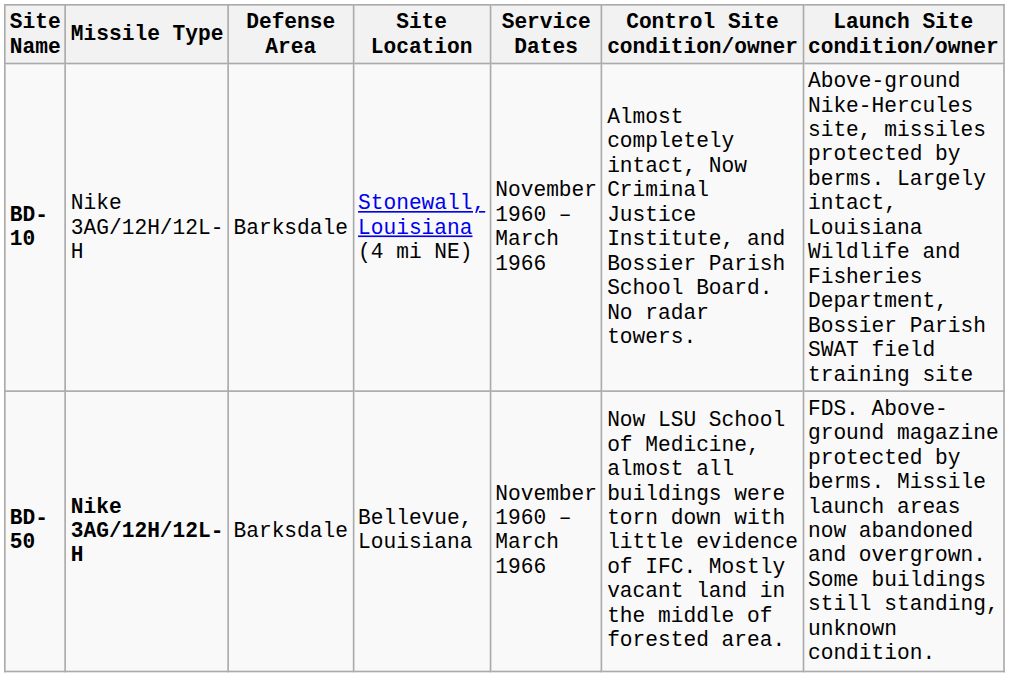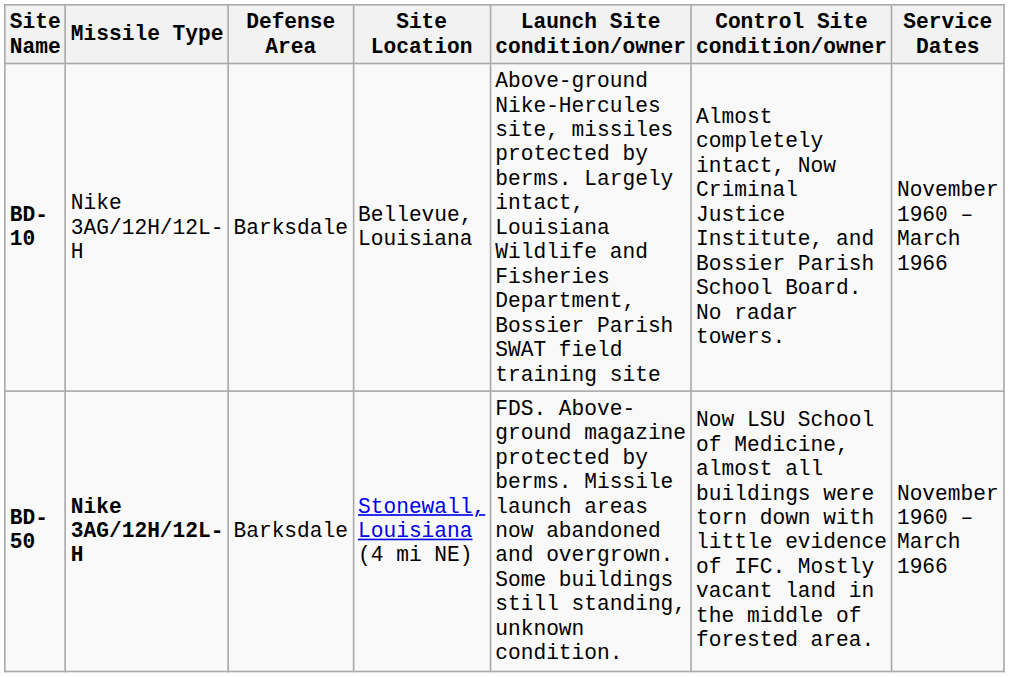columns swapped: (546, 34) <-> (903, 34)
(422, 228) Stonewall, Louisiana (4 mi NE) -> (415, 228) Bellevue, Louisiana
(415, 531) Bellevue, Louisiana -> (422, 531) Stonewall, Louisiana (4 mi NE)
